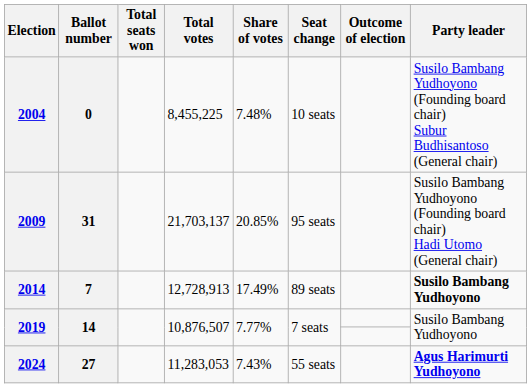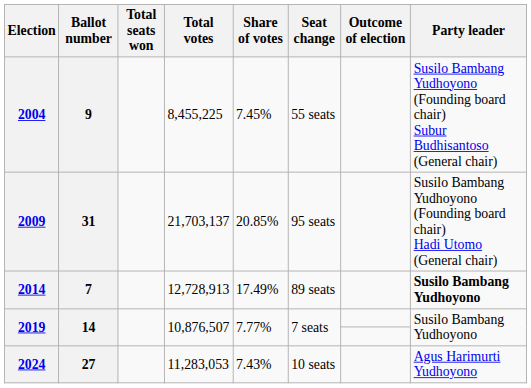(89, 114) 0 -> (89, 114) 9
(254, 114) 7.48% -> (254, 114) 7.45%
(313, 114) 10 seats -> (313, 114) 55 seats
(313, 364) 55 seats -> (313, 364) 10 seats
(461, 364) bold -> (457, 364) normal
